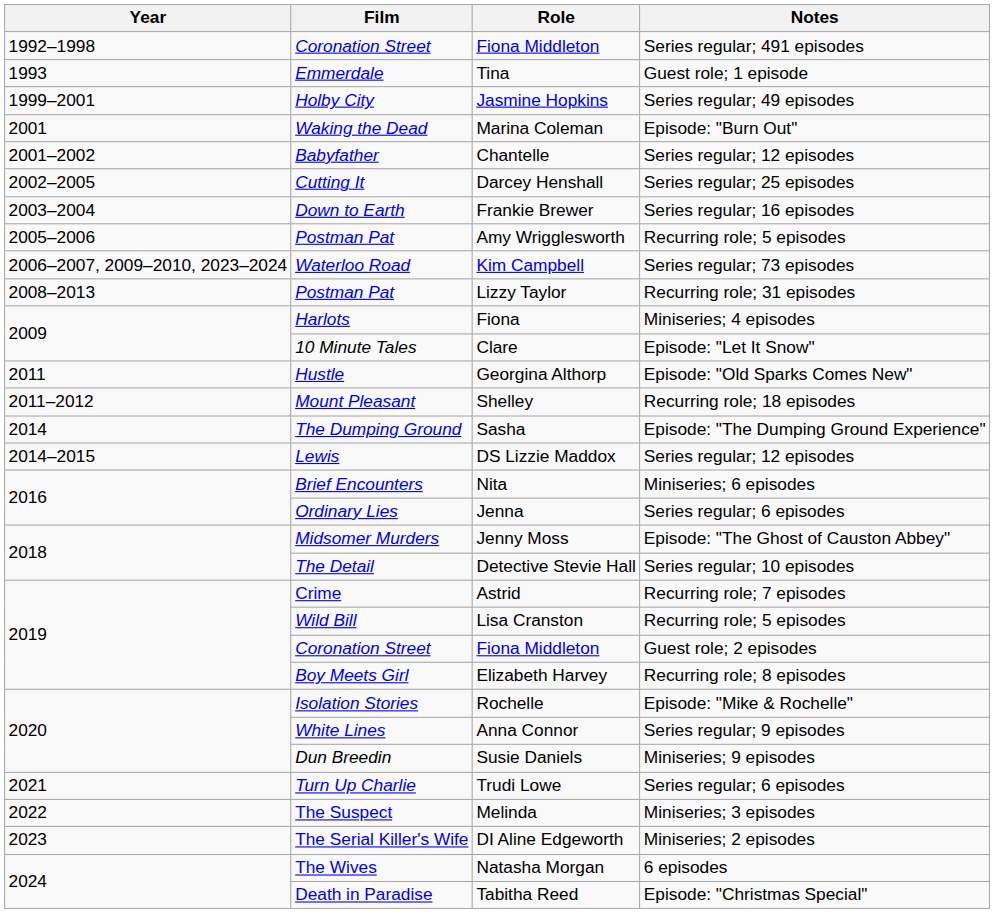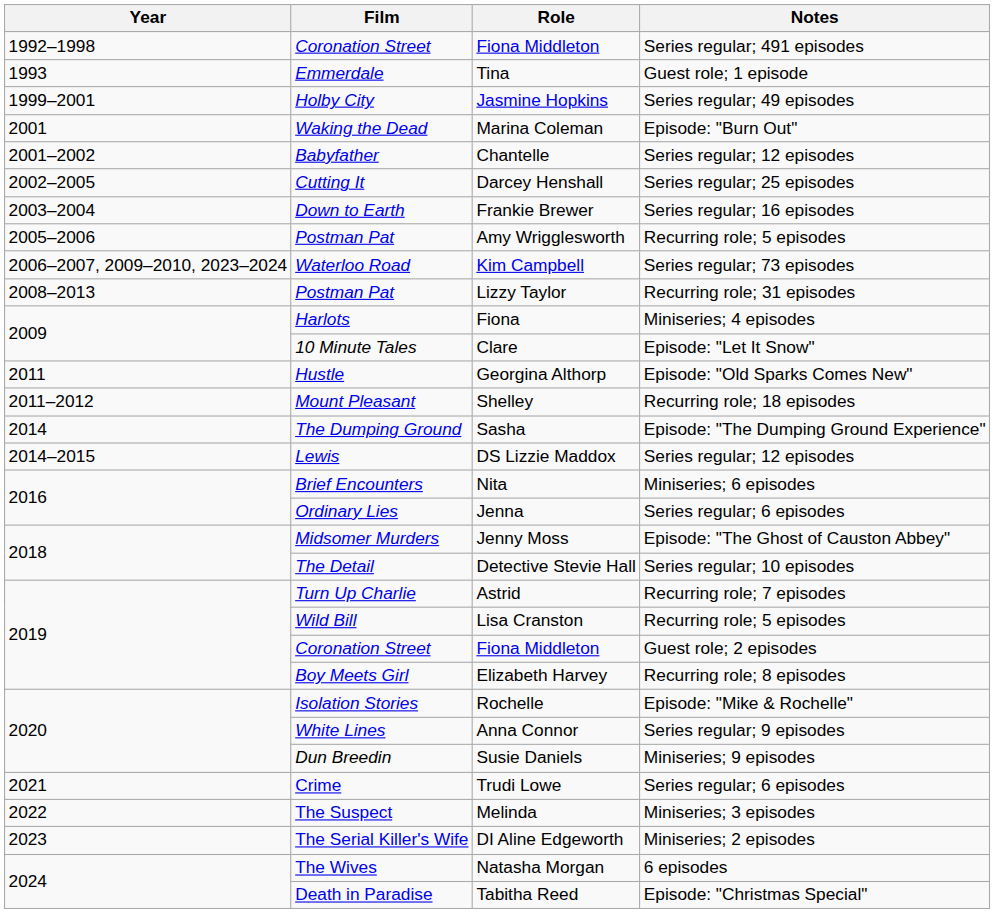(318, 593) Crime -> (356, 593) Turn Up Charlie
(356, 785) Turn Up Charlie -> (318, 785) Crime
